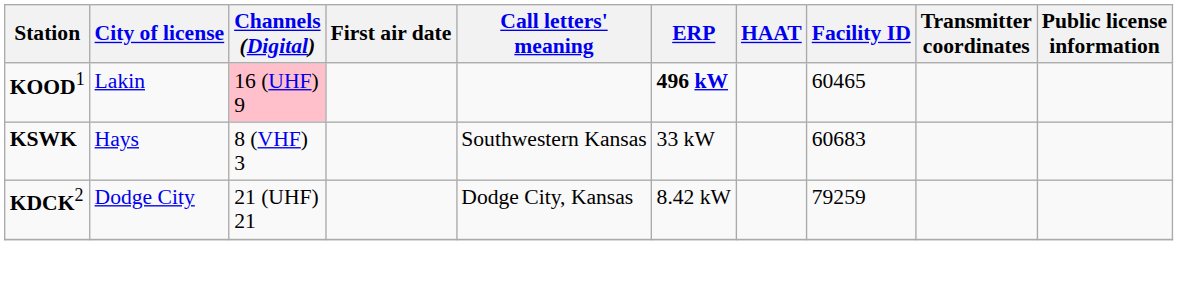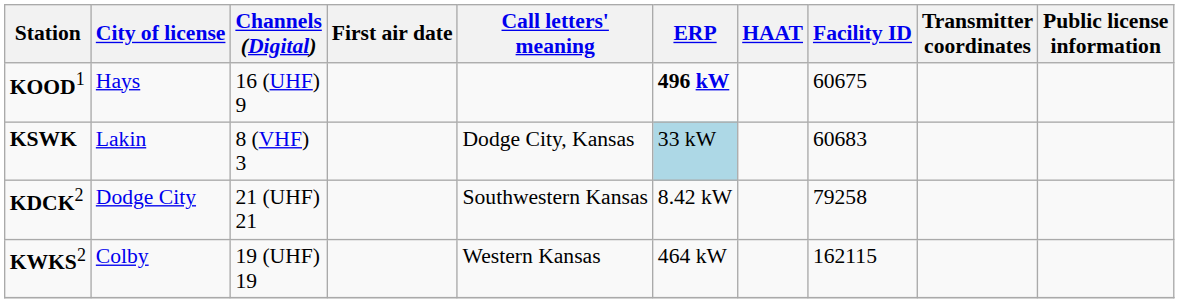(120, 80) Lakin -> (118, 80) Hays
(276, 92) pink background -> (278, 92) no background
(839, 80) 60465 -> (840, 80) 60675
(117, 138) Hays -> (121, 138) Lakin
(554, 138) Southwestern Kansas -> (549, 138) Dodge City, Kansas
(686, 138) no background -> (687, 138) lightblue background
(547, 197) Dodge City, Kansas -> (555, 197) Southwestern Kansas
(839, 197) 79259 -> (840, 197) 79258
+ row: (48, 258)
